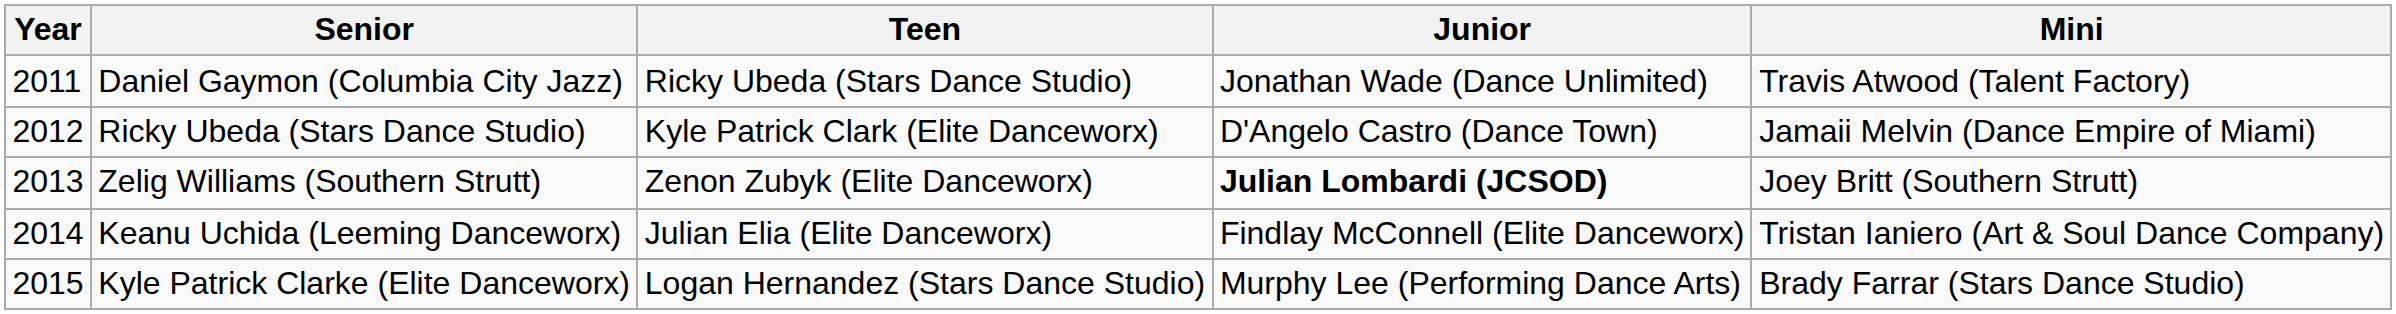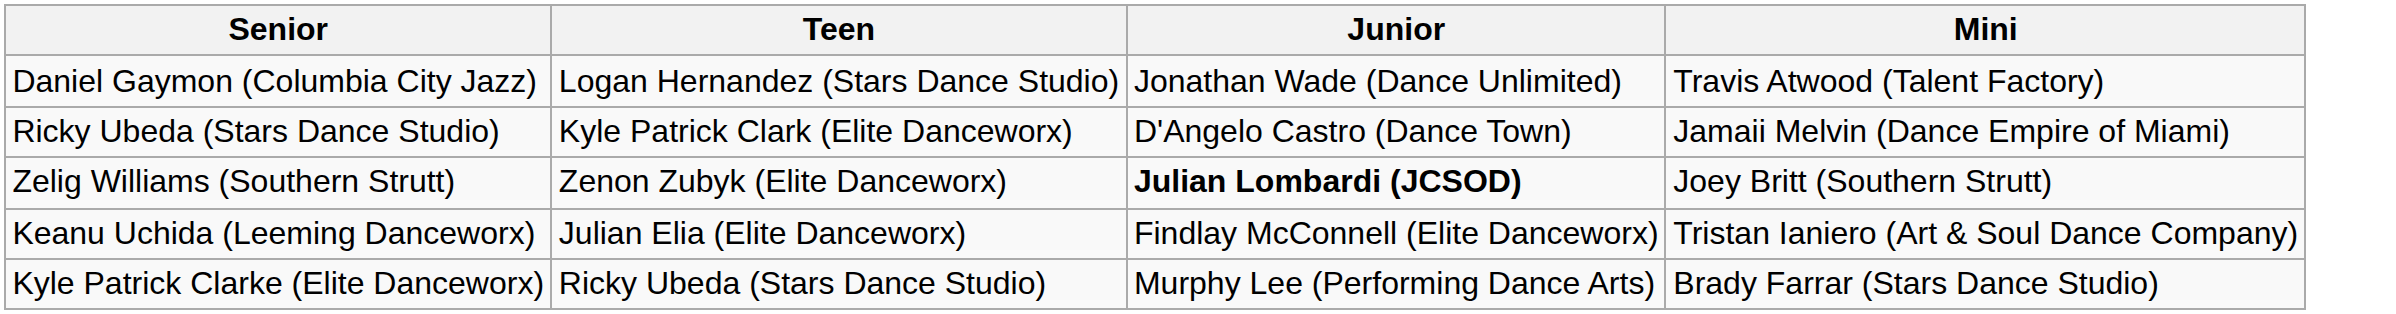- column: (48, 29)
(888, 80) Ricky Ubeda (Stars Dance Studio) -> (839, 80) Logan Hernandez (Stars Dance Studio)
(925, 283) Logan Hernandez (Stars Dance Studio) -> (802, 283) Ricky Ubeda (Stars Dance Studio)
